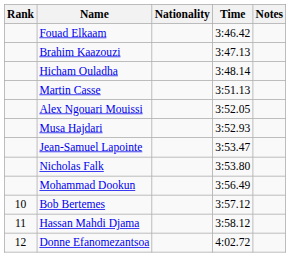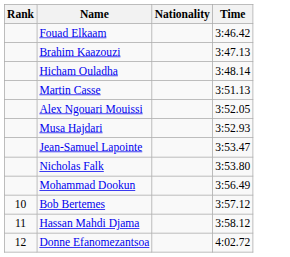- column: (269, 14)
